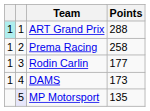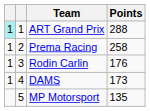(119, 63) 177 -> (119, 63) 176
(21, 97) lavender background -> (21, 97) no background
